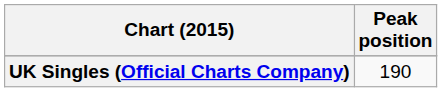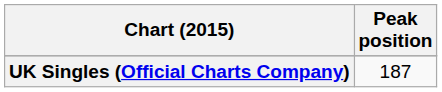(395, 71) 190 -> (395, 71) 187
